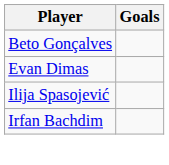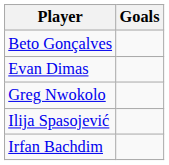+ row: (57, 95)
